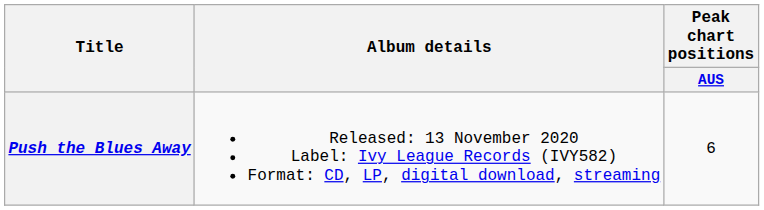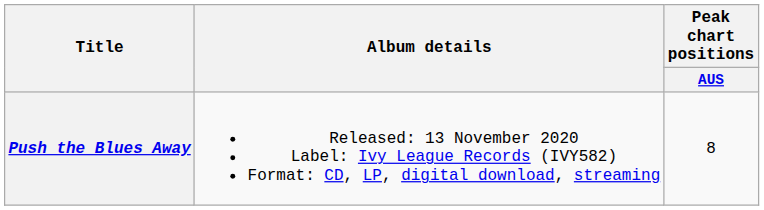(711, 148) 6 -> (711, 148) 8
